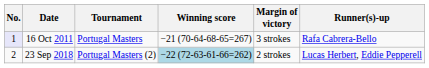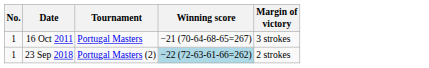- column: (362, 18)
(14, 39) lavender background -> (14, 39) no background
(14, 55) 2 -> (14, 55) 1
